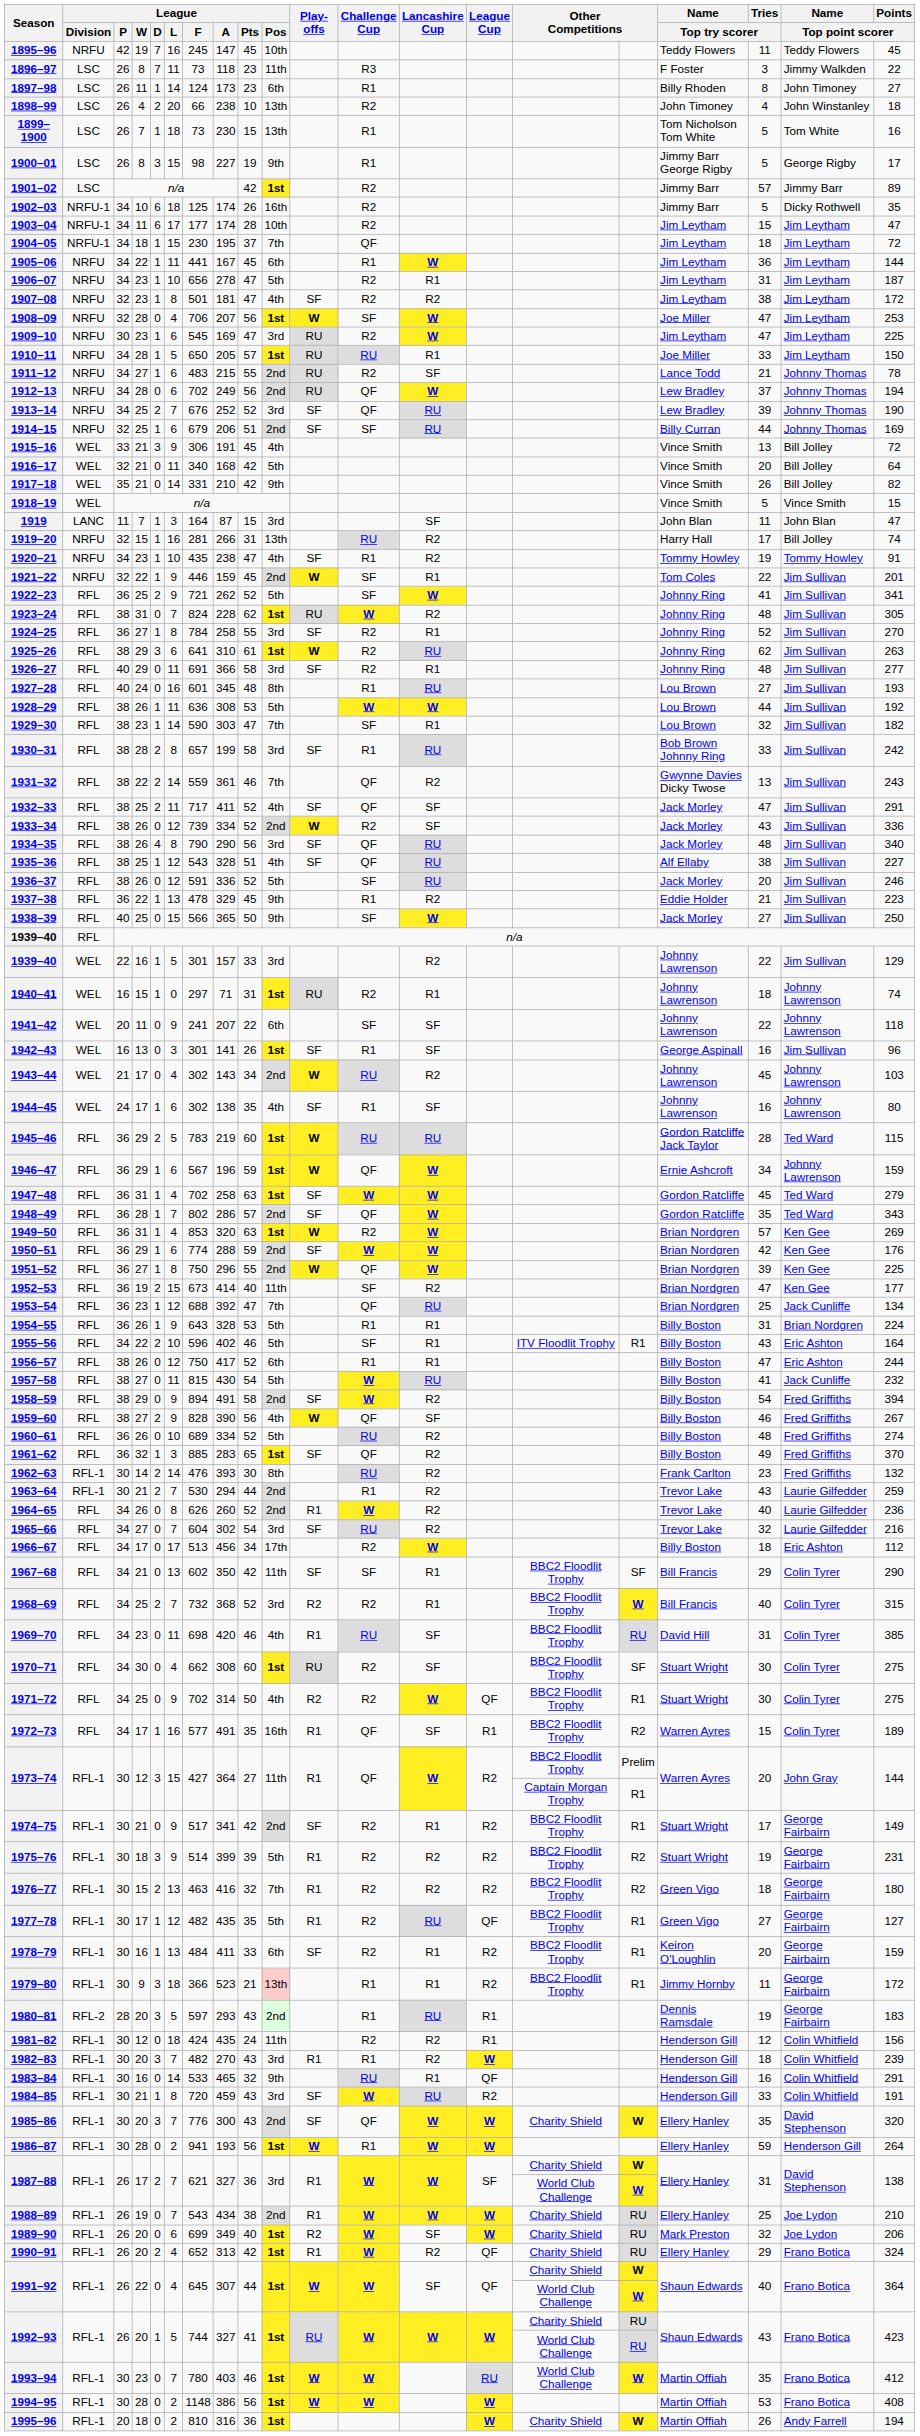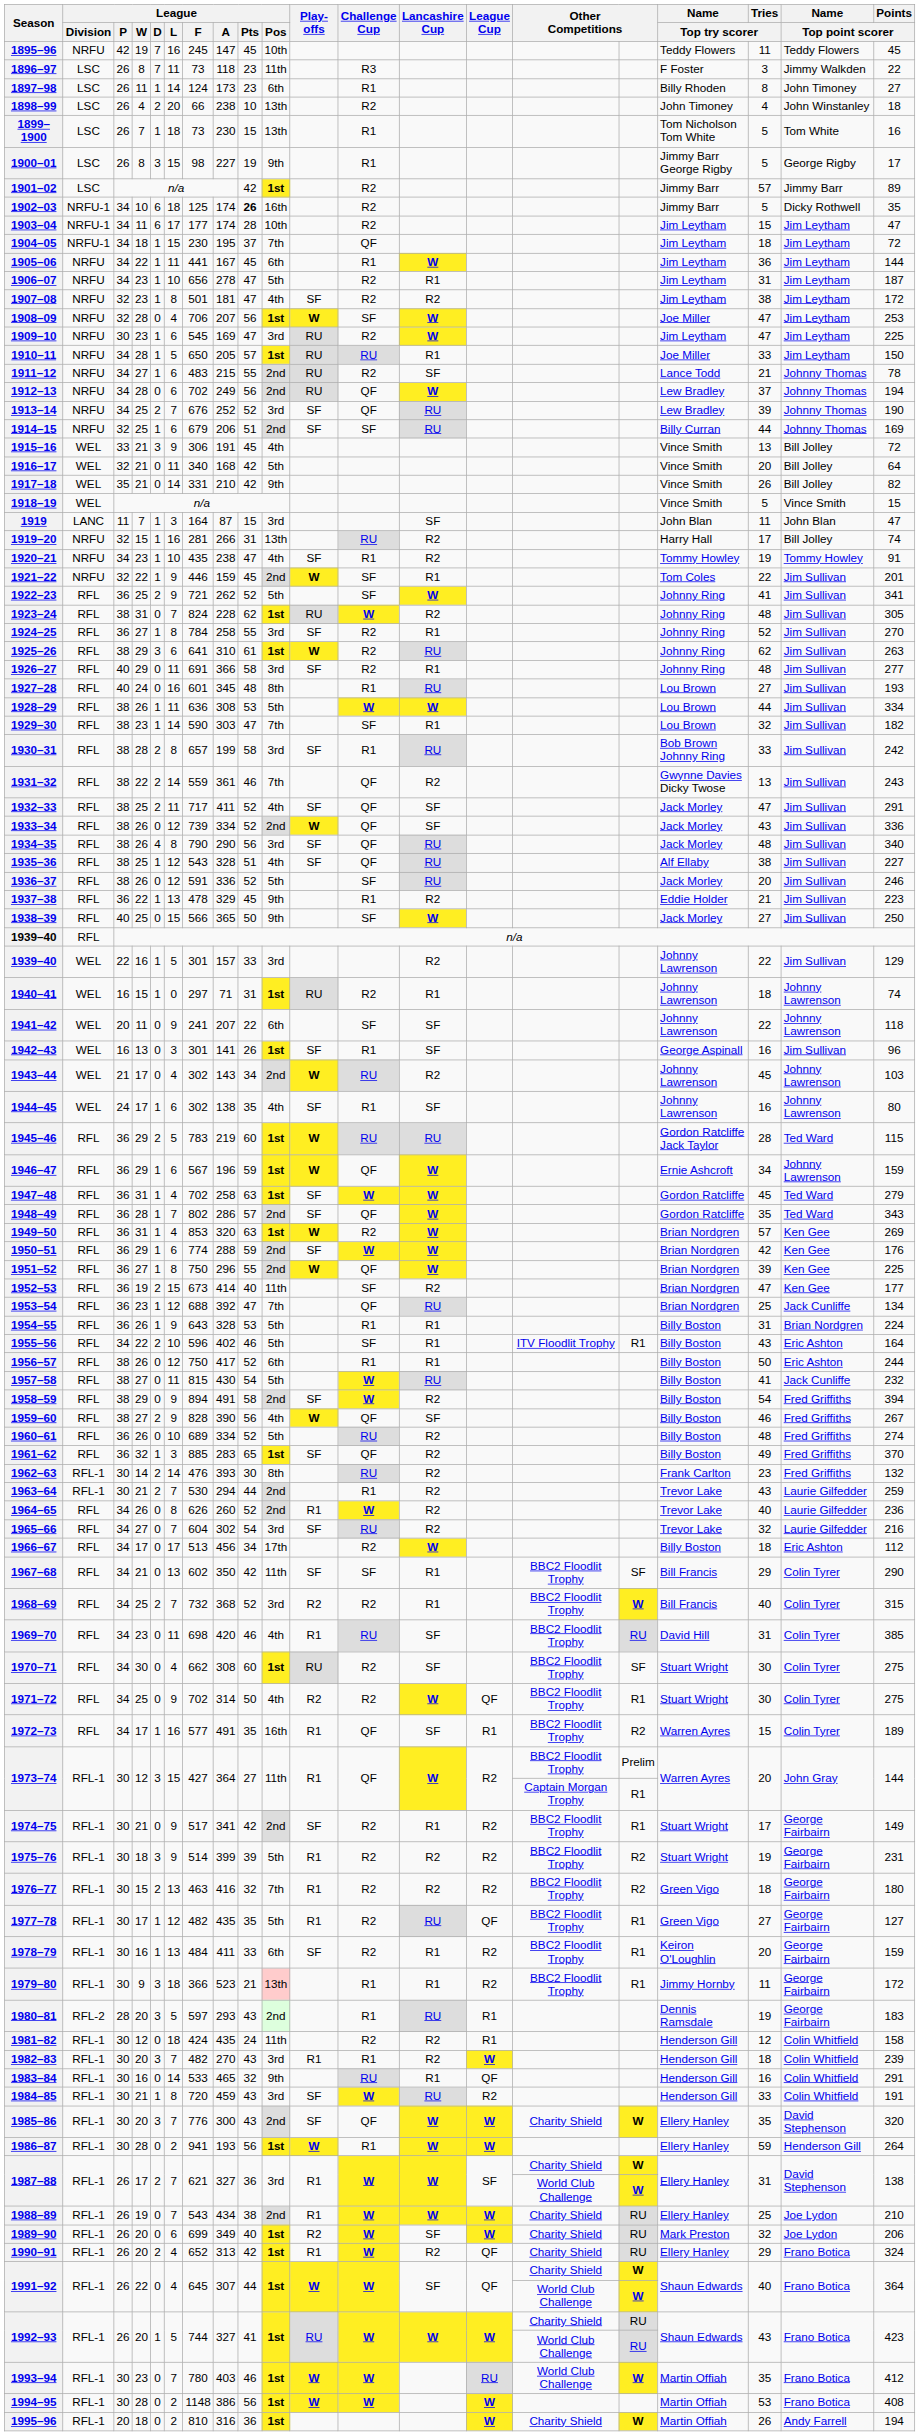(250, 206) normal -> (250, 206) bold
(894, 706) 192 -> (894, 706) 334
(369, 825) R2 -> (369, 825) QF
(765, 1362) 47 -> (765, 1362) 50
(894, 2041) 156 -> (894, 2041) 158
